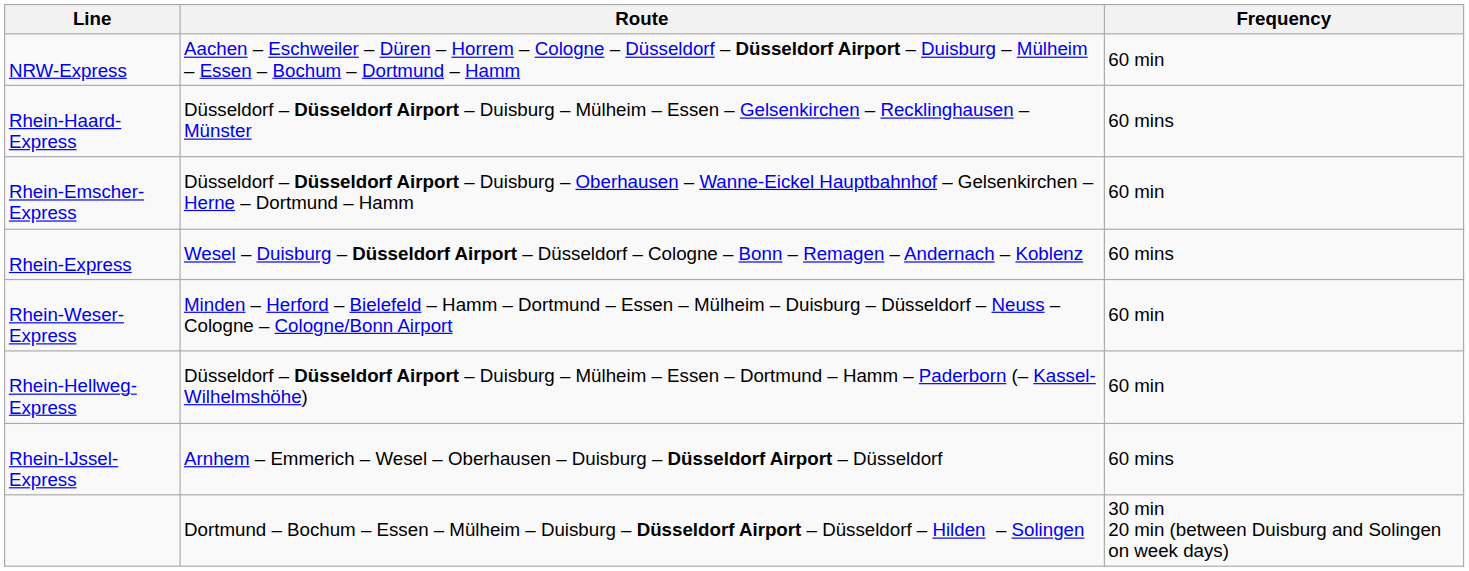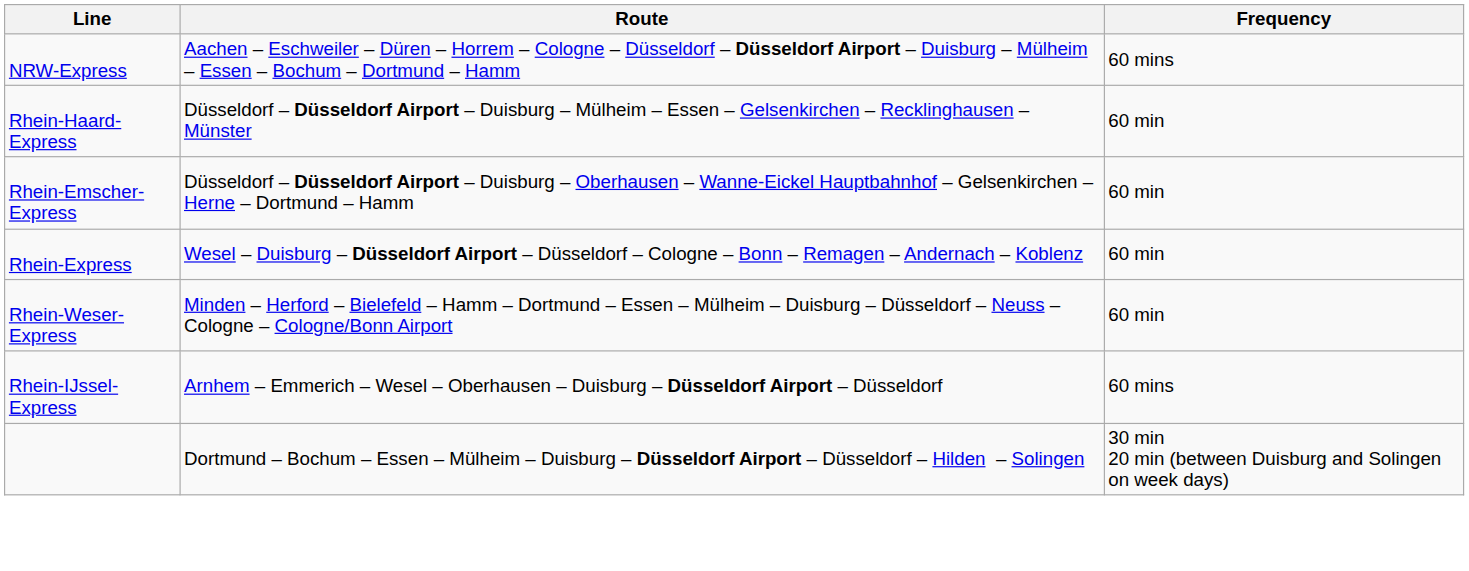(1136, 59) 60 min -> (1141, 59) 60 mins
(1141, 120) 60 mins -> (1136, 120) 60 min
(1141, 253) 60 mins -> (1136, 253) 60 min
- row: (73, 397)
